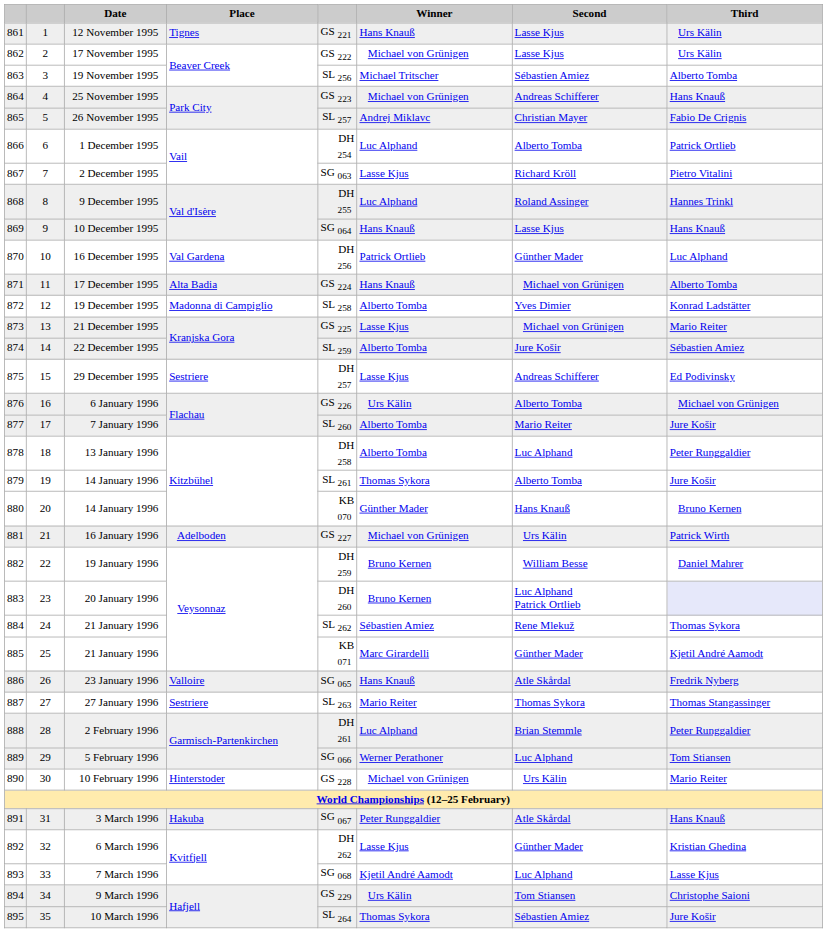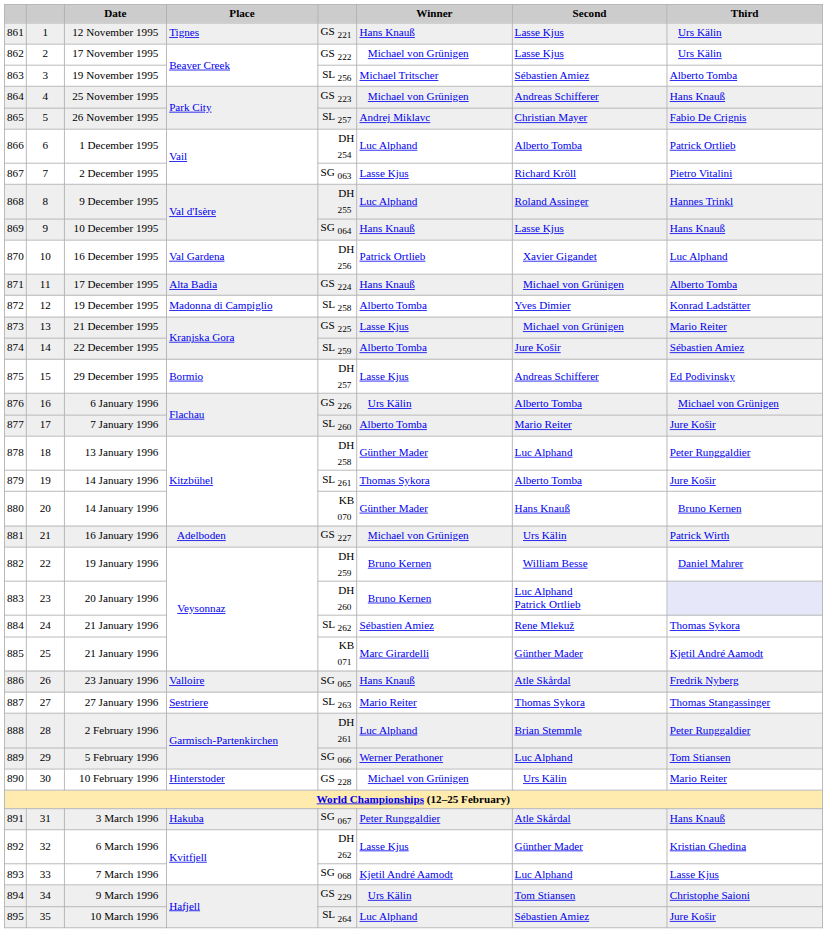(549, 256) Günther Mader -> (556, 256) Xavier Gigandet
(189, 376) Sestriere -> (186, 376) Bormio
(393, 452) Alberto Tomba -> (394, 452) Günther Mader
(395, 916) Thomas Sykora -> (388, 916) Luc Alphand
